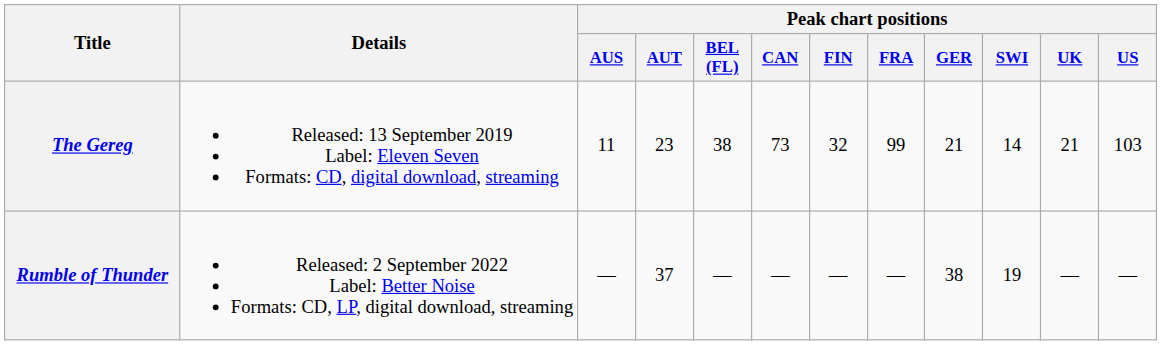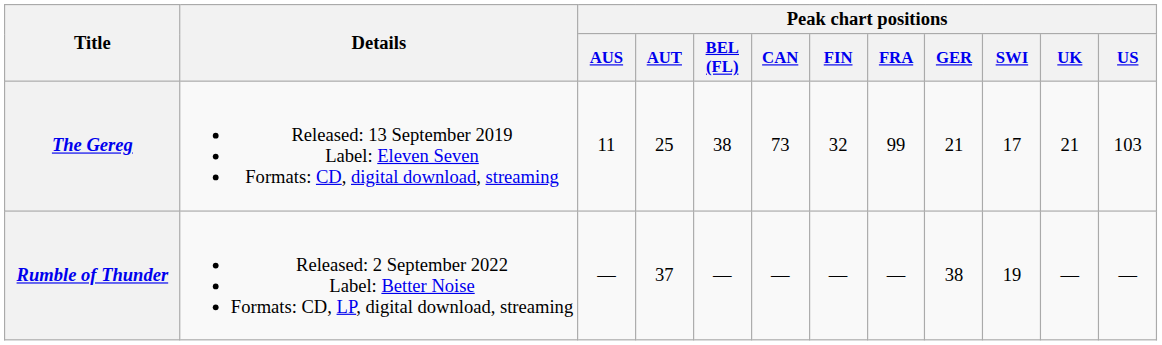(664, 145) 23 -> (664, 145) 25
(1012, 145) 14 -> (1012, 145) 17
